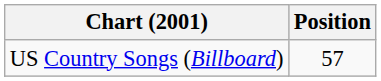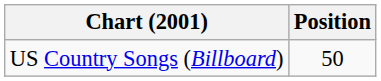(332, 57) 57 -> (332, 57) 50
